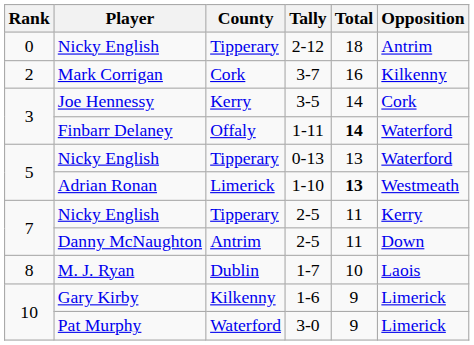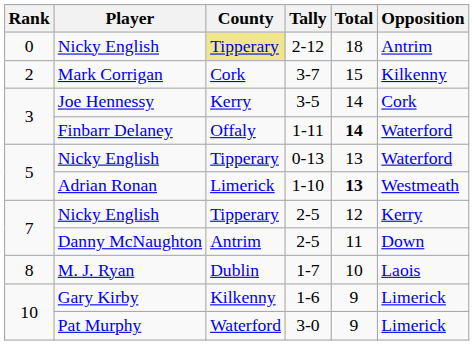(245, 46) no background -> (245, 46) khaki background
(354, 74) 16 -> (354, 74) 15
(354, 213) 11 -> (354, 213) 12
